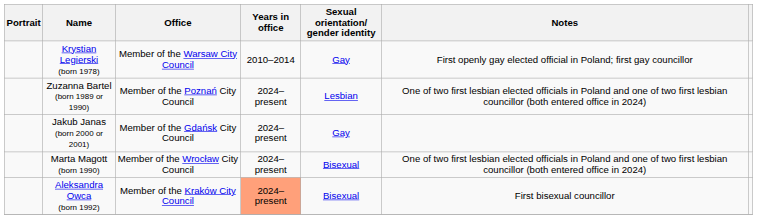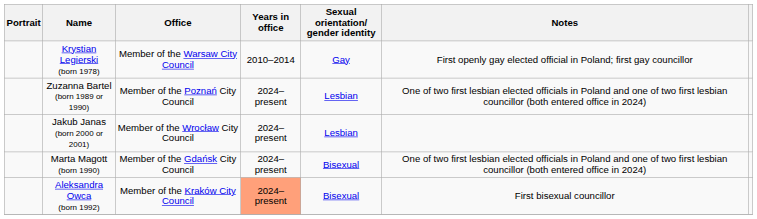(178, 133) Member of the Gdańsk City Council -> (178, 133) Member of the Wrocław City Council
(341, 133) Gay -> (341, 133) Lesbian
(178, 164) Member of the Wrocław City Council -> (178, 164) Member of the Gdańsk City Council
